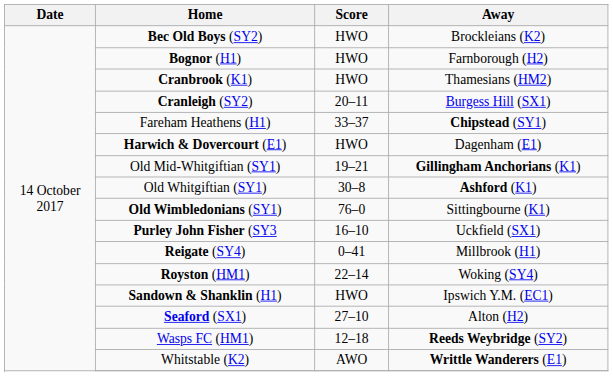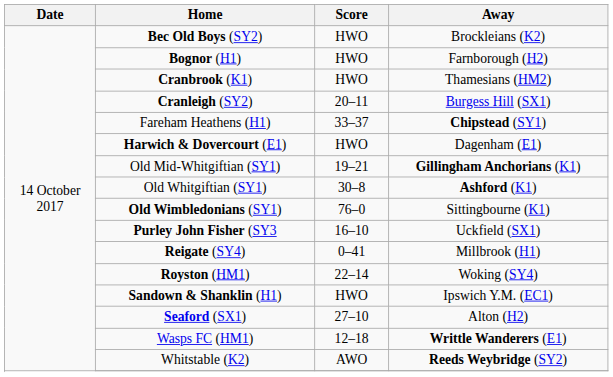(498, 338) Reeds Weybridge (SY2) -> (498, 338) Writtle Wanderers (E1)
(498, 360) Writtle Wanderers (E1) -> (498, 360) Reeds Weybridge (SY2)
